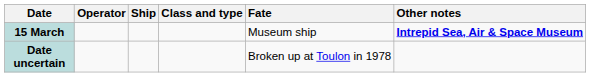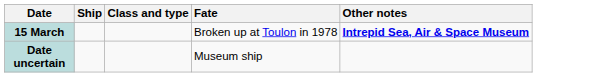- column: (101, 13)
(282, 31) Museum ship -> (266, 31) Broken up at Toulon in 1978
(320, 56) Broken up at Toulon in 1978 -> (228, 56) Museum ship
